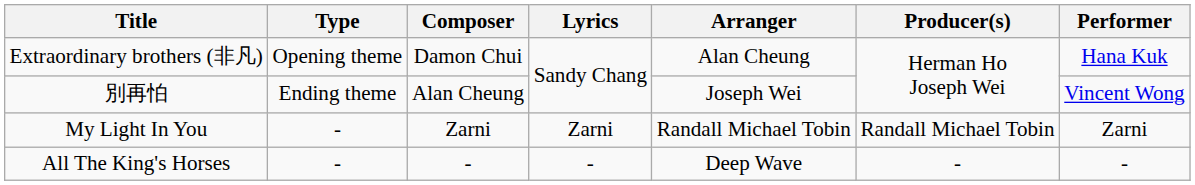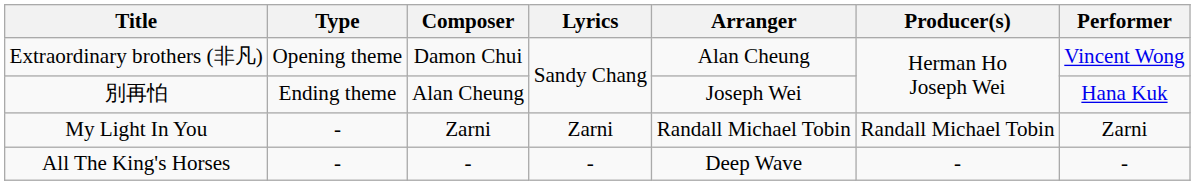(1124, 56) Hana Kuk -> (1124, 56) Vincent Wong
(1124, 94) Vincent Wong -> (1124, 94) Hana Kuk
